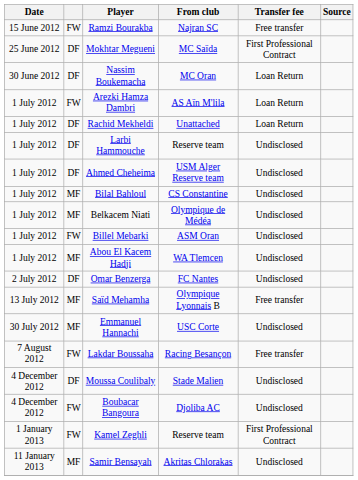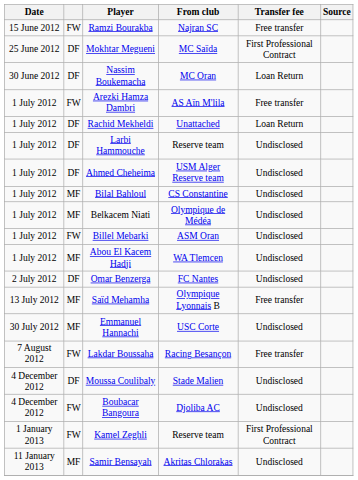(279, 102) Loan Return -> (279, 102) Free transfer
